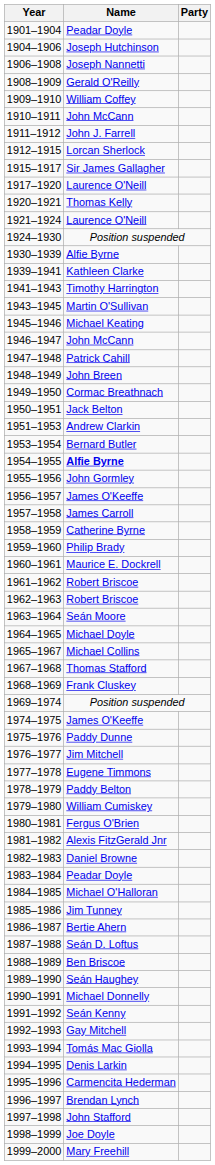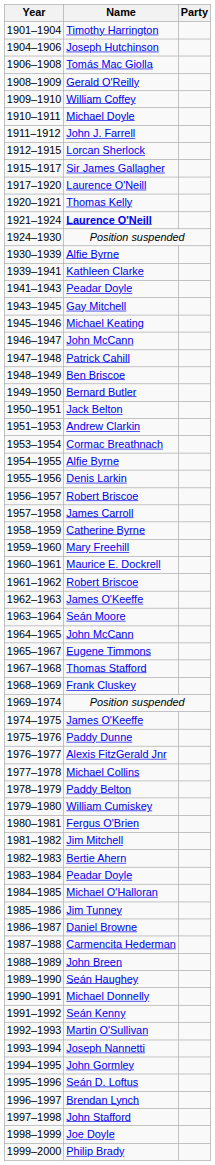(99, 30) Peadar Doyle -> (112, 30) Timothy Harrington
(106, 64) Joseph Nannetti -> (110, 64) Tomás Mac Giolla
(100, 116) John McCann -> (100, 116) Michael Doyle
(106, 220) normal -> (109, 220) bold
(112, 289) Timothy Harrington -> (99, 289) Peadar Doyle
(107, 306) Martin O'Sullivan -> (96, 306) Gay Mitchell
(94, 375) John Breen -> (96, 375) Ben Briscoe
(115, 392) Cormac Breathnach -> (101, 392) Bernard Butler
(101, 444) Bernard Butler -> (115, 444) Cormac Breathnach
(95, 461) bold -> (93, 461) normal
(100, 479) John Gormley -> (97, 479) Denis Larkin
(105, 496) James O'Keeffe -> (102, 496) Robert Briscoe
(95, 548) Philip Brady -> (98, 548) Mary Freehill
(102, 599) Robert Briscoe -> (105, 599) James O'Keeffe
(100, 634) Michael Doyle -> (100, 634) John McCann
(103, 651) Michael Collins -> (109, 651) Eugene Timmons
(95, 755) Jim Mitchell -> (117, 755) Alexis FitzGerald Jnr
(109, 772) Eugene Timmons -> (103, 772) Michael Collins
(117, 841) Alexis FitzGerald Jnr -> (95, 841) Jim Mitchell
(102, 858) Daniel Browne -> (96, 858) Bertie Ahern
(96, 927) Bertie Ahern -> (102, 927) Daniel Browne
(102, 944) Seán D. Loftus -> (121, 944) Carmencita Hederman
(96, 962) Ben Briscoe -> (94, 962) John Breen
(96, 1031) Gay Mitchell -> (107, 1031) Martin O'Sullivan
(110, 1048) Tomás Mac Giolla -> (106, 1048) Joseph Nannetti
(97, 1065) Denis Larkin -> (100, 1065) John Gormley
(121, 1082) Carmencita Hederman -> (102, 1082) Seán D. Loftus
(98, 1151) Mary Freehill -> (95, 1151) Philip Brady
